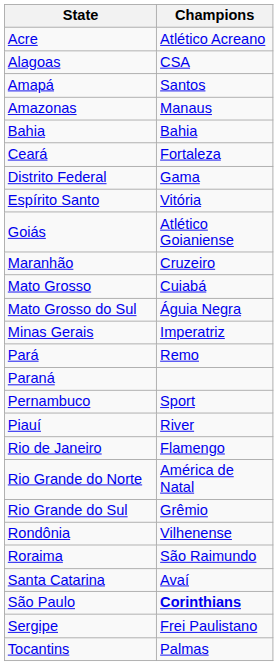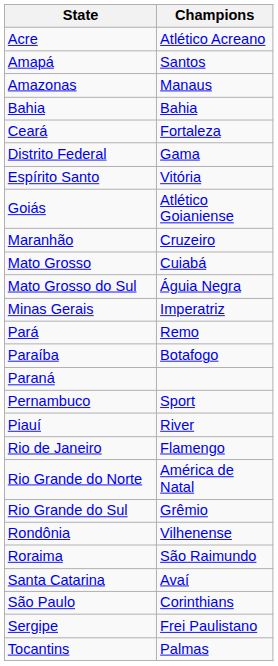- row: (34, 62)
+ row: (33, 355)
(201, 602) bold -> (197, 602) normal
